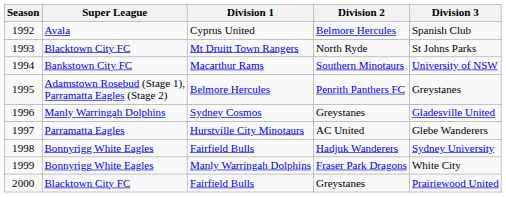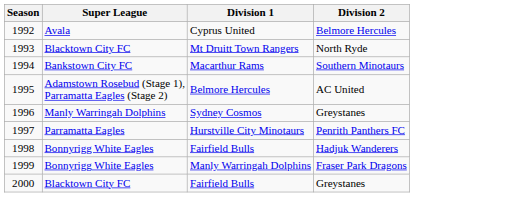- column: (455, 13)
(361, 89) Penrith Panthers FC -> (340, 89) AC United
(340, 130) AC United -> (361, 130) Penrith Panthers FC
